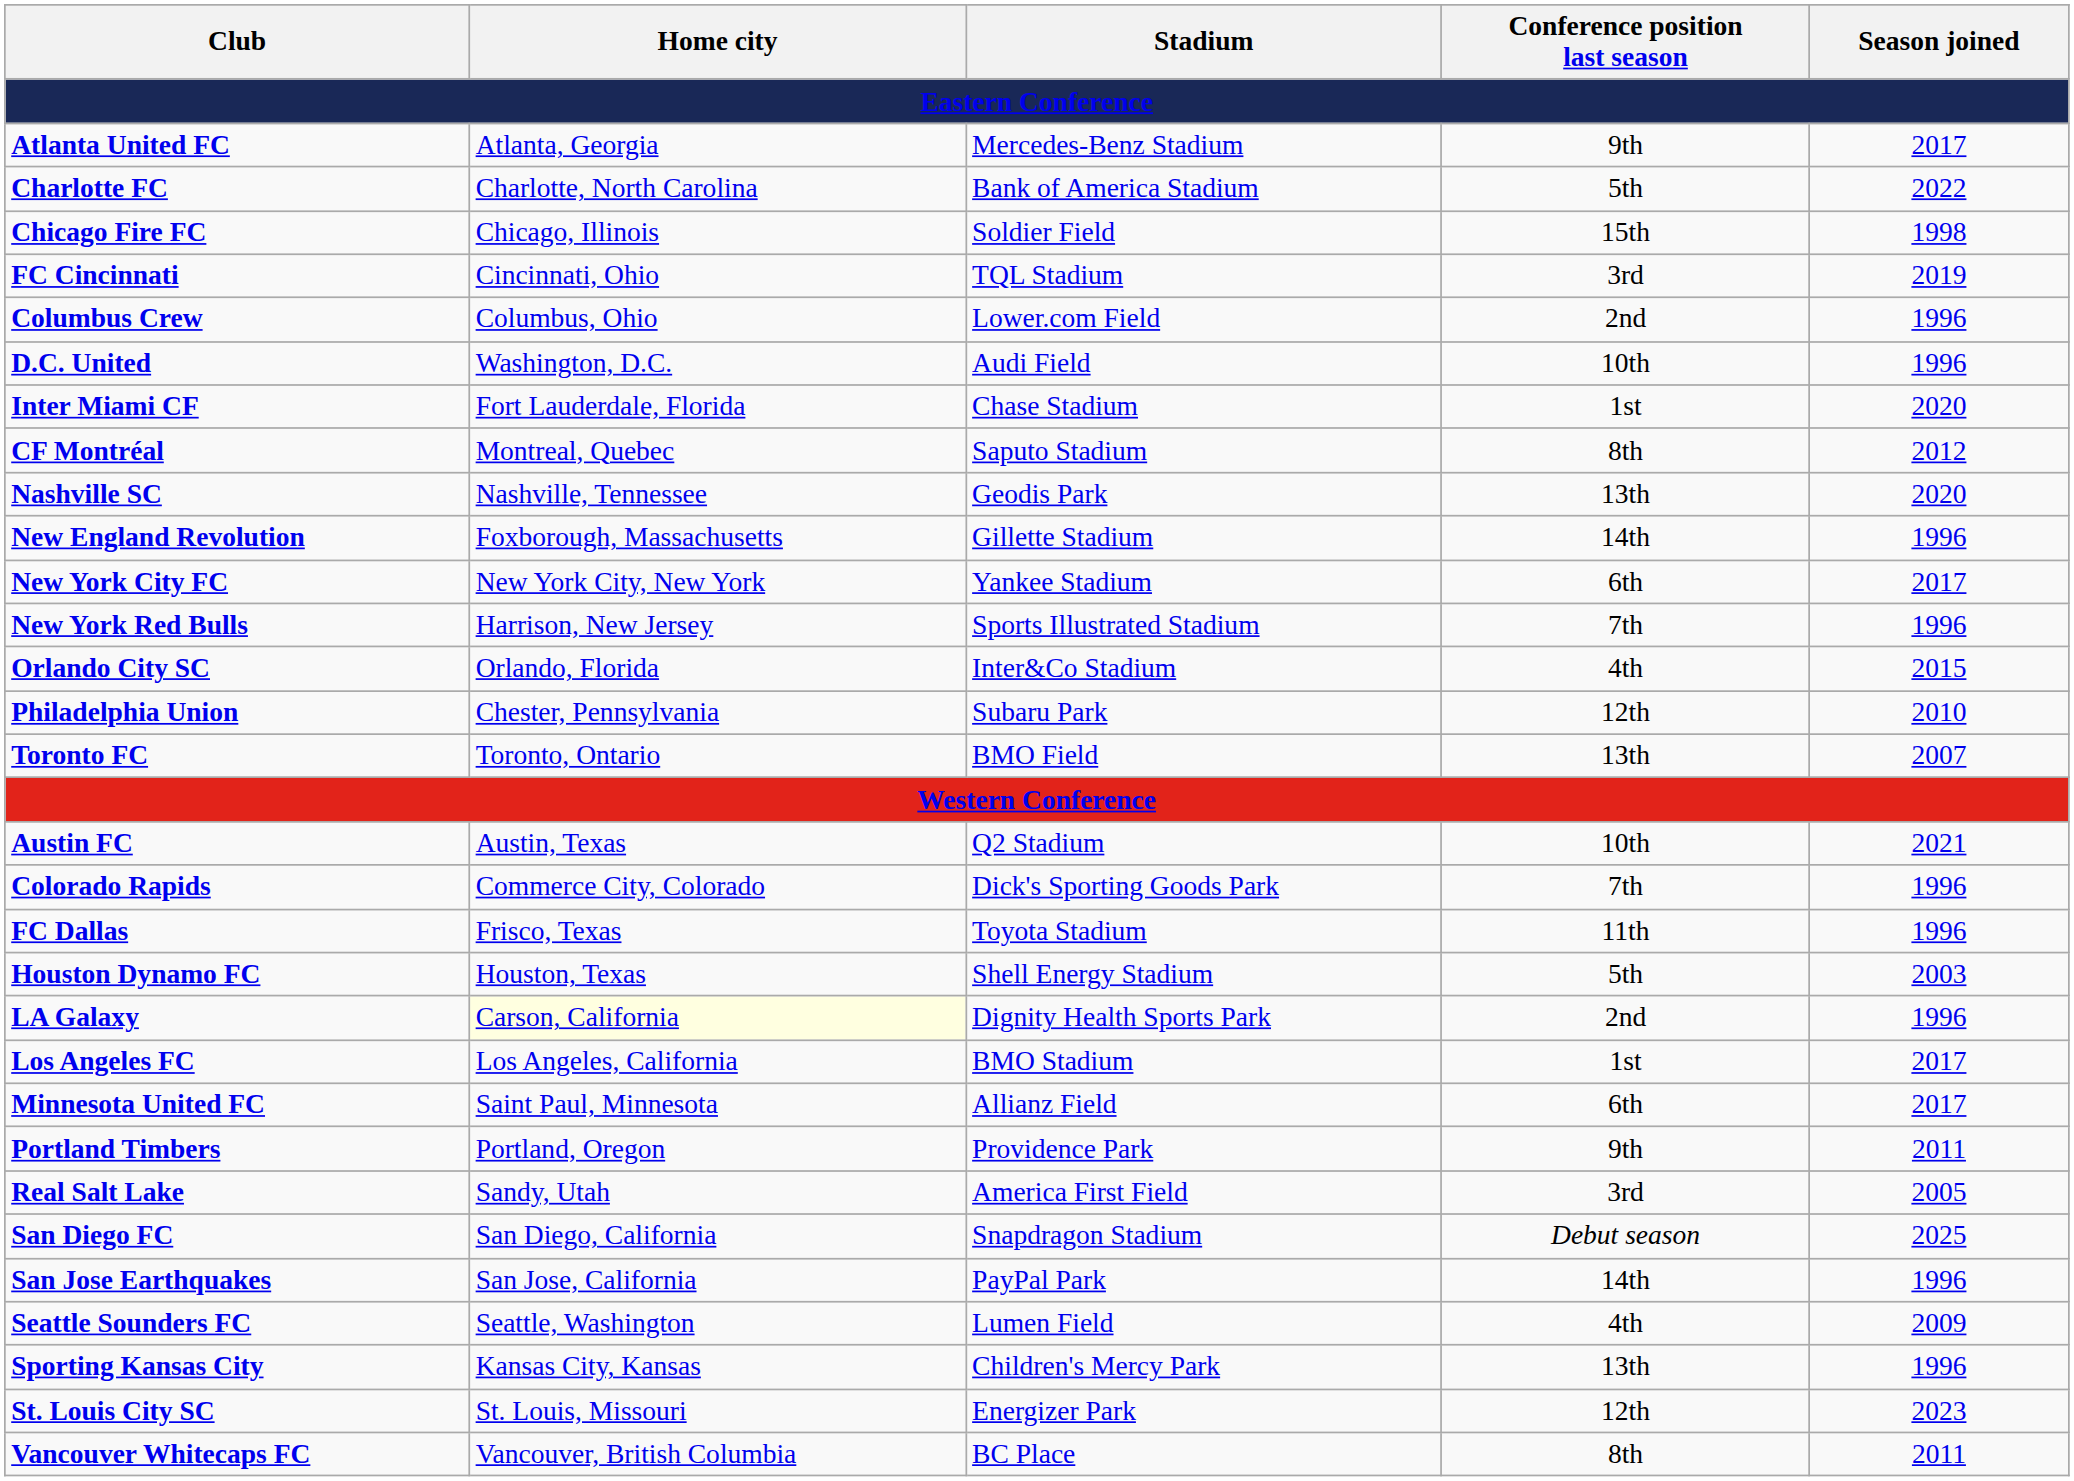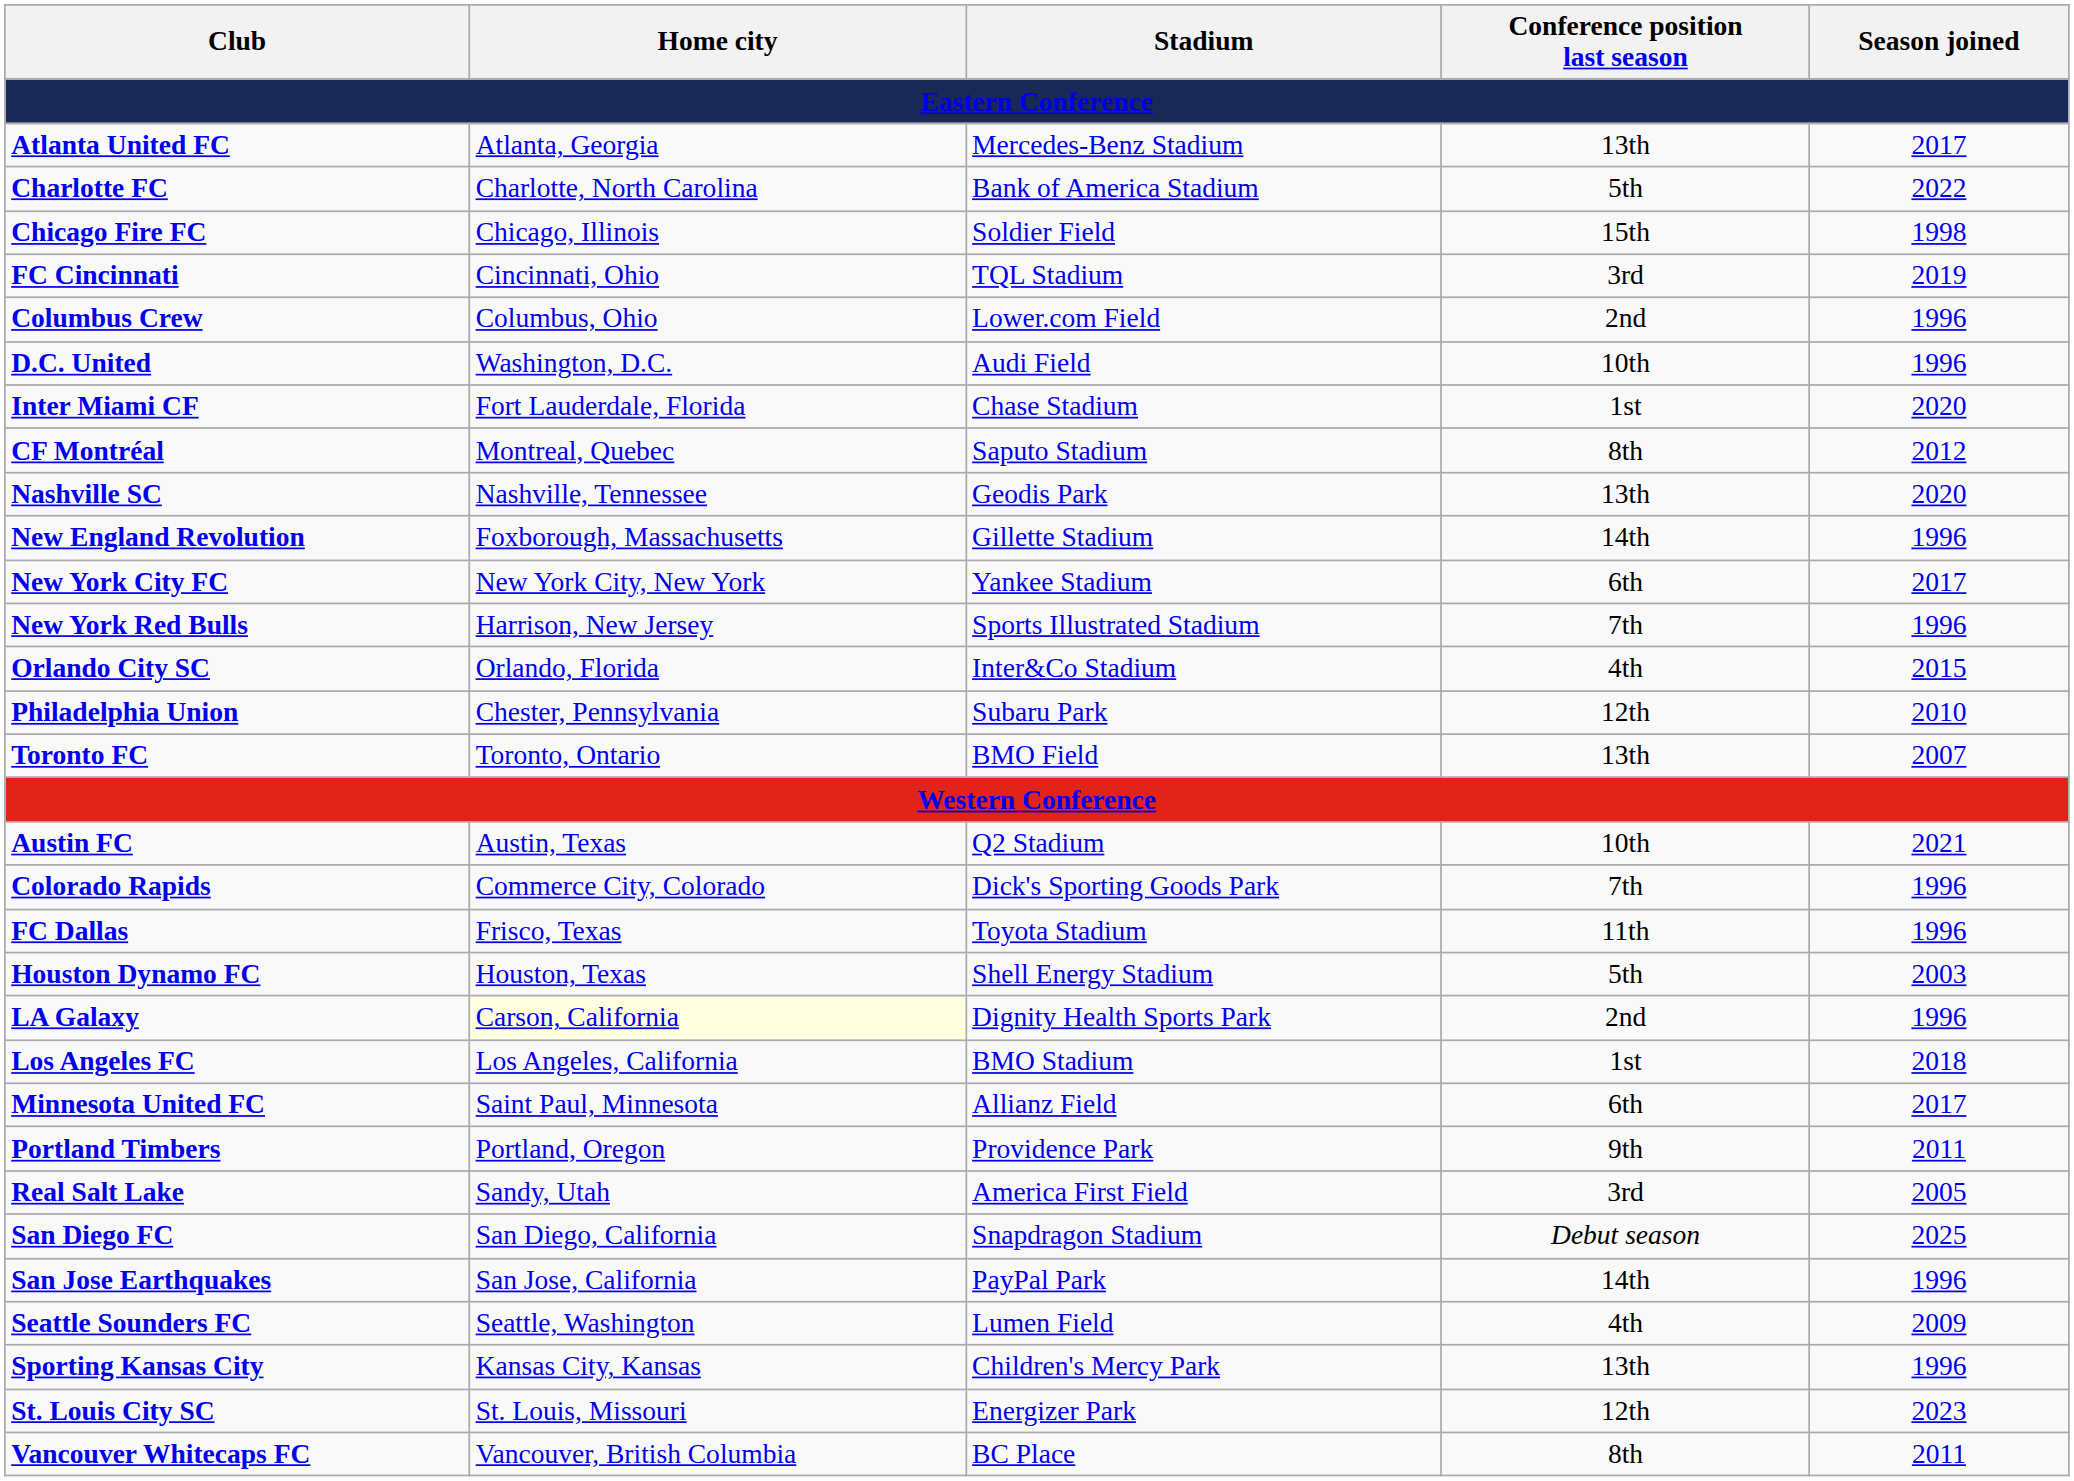(1626, 144) 9th -> (1626, 144) 13th
(1939, 1061) 2017 -> (1939, 1061) 2018
